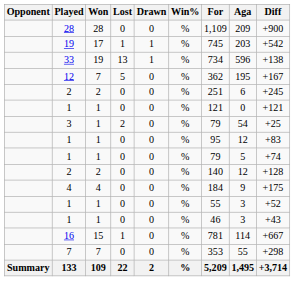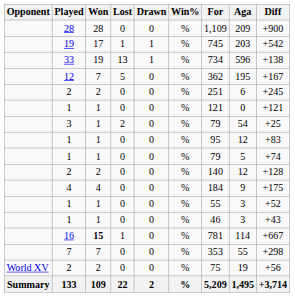(98, 236) normal -> (98, 236) bold
+ row: (28, 268)
